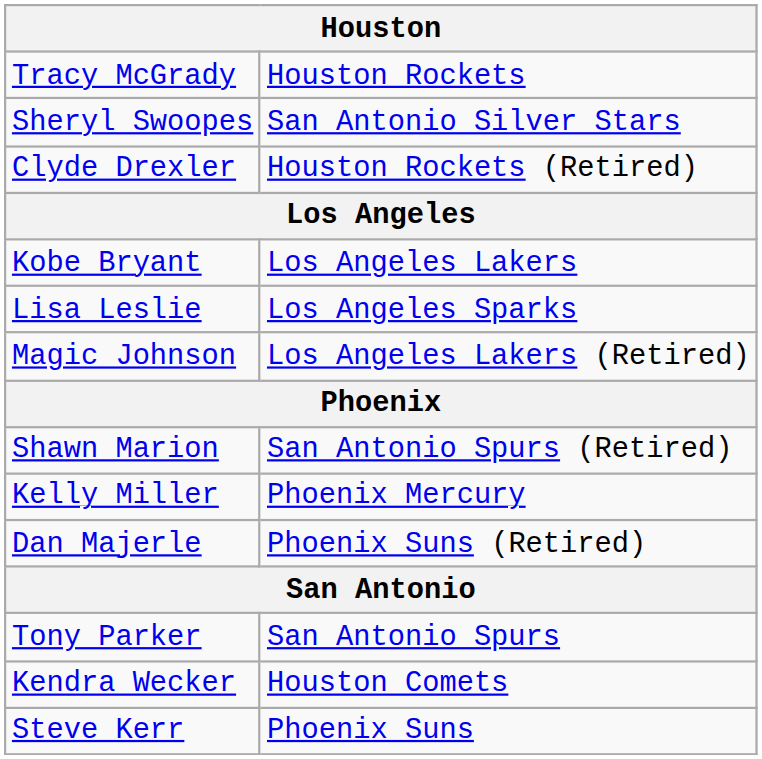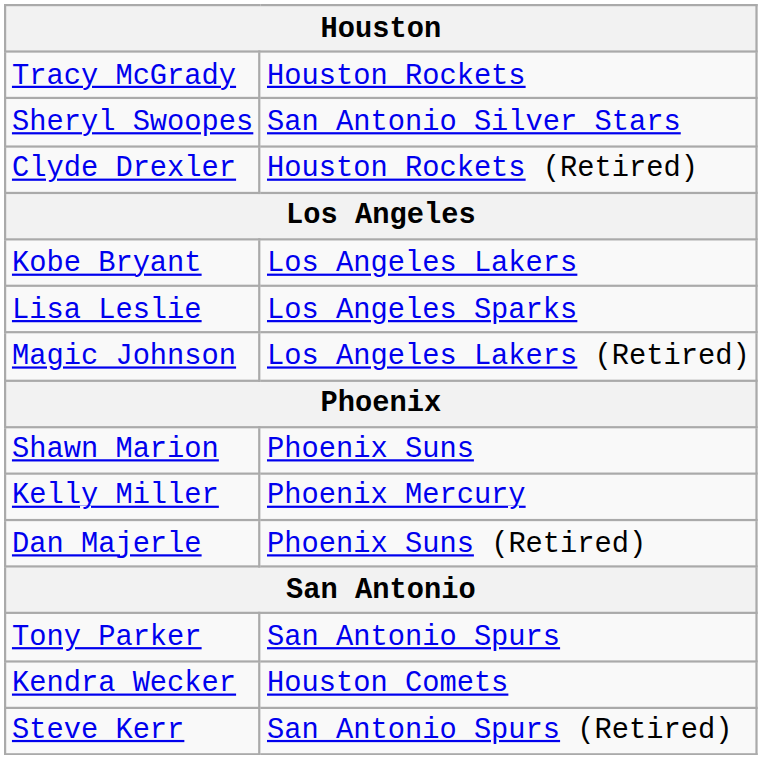(500, 450) San Antonio Spurs (Retired) -> (370, 450) Phoenix Suns
(370, 731) Phoenix Suns -> (500, 731) San Antonio Spurs (Retired)
